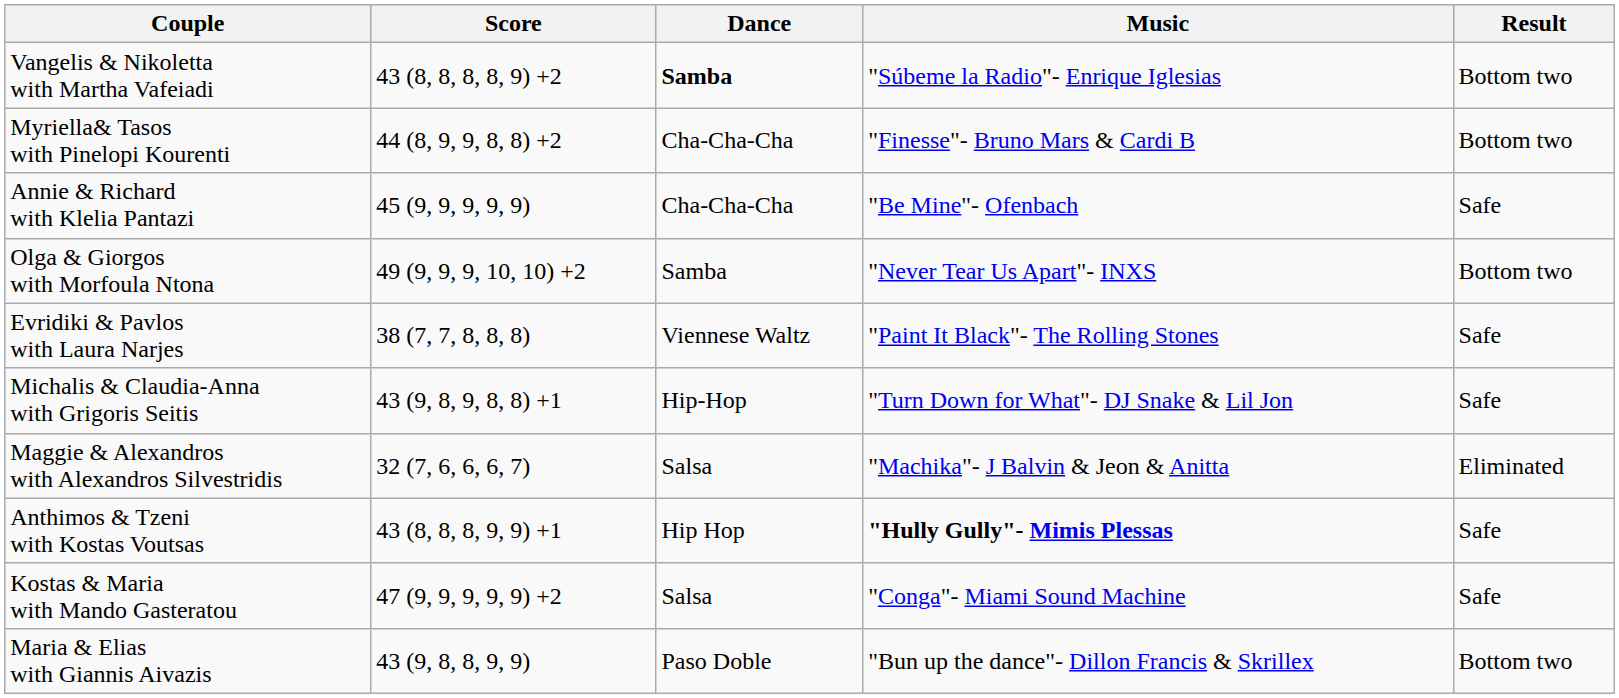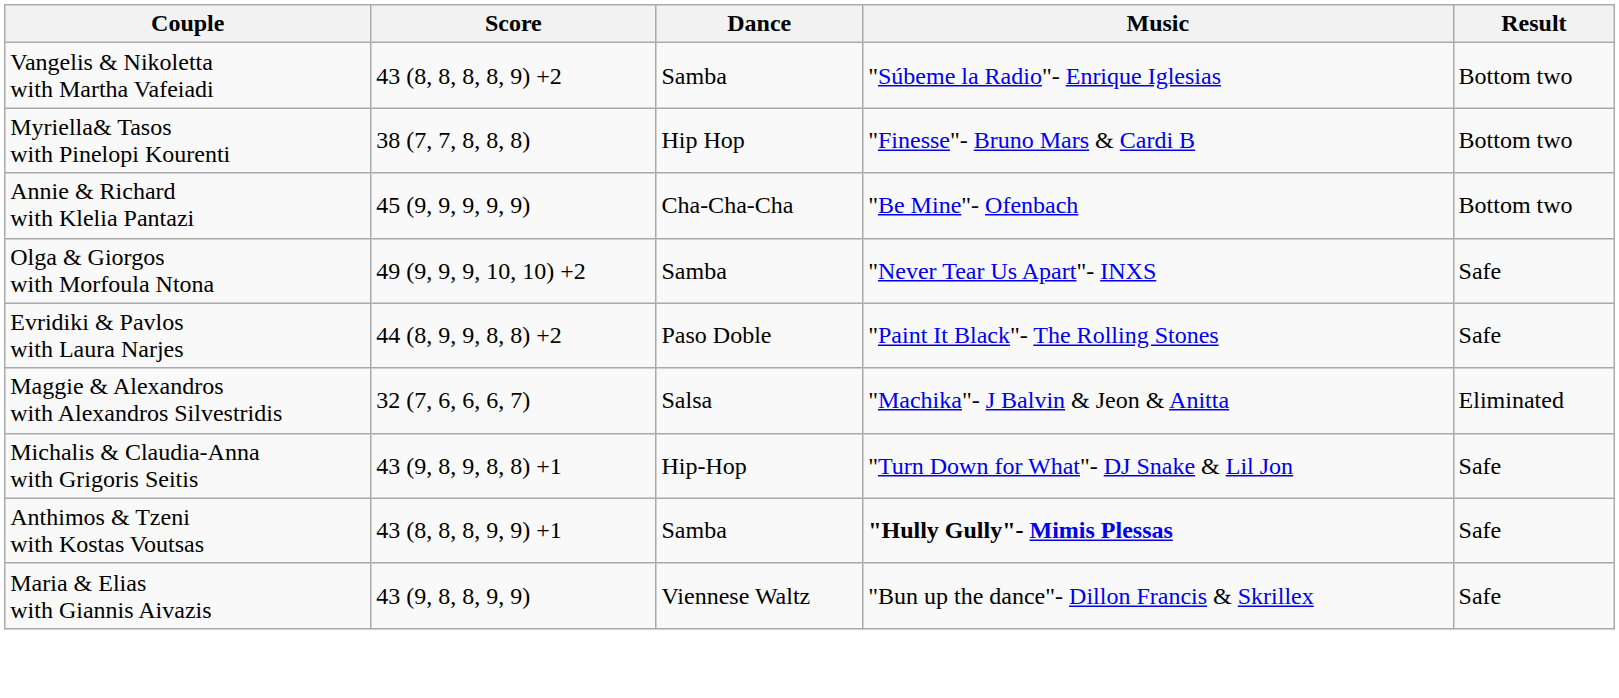(697, 75) bold -> (694, 75) normal
(469, 140) 44 (8, 9, 9, 8, 8) +2 -> (453, 140) 38 (7, 7, 8, 8, 8)
(727, 140) Cha-Cha-Cha -> (703, 140) Hip Hop
(1480, 205) Safe -> (1516, 205) Bottom two
(1516, 270) Bottom two -> (1480, 270) Safe
(453, 335) 38 (7, 7, 8, 8, 8) -> (469, 335) 44 (8, 9, 9, 8, 8) +2
(736, 335) Viennese Waltz -> (716, 335) Paso Doble
rows swapped: (146, 465) <-> (135, 400)
(703, 530) Hip Hop -> (694, 530) Samba
- row: (124, 595)
(716, 660) Paso Doble -> (736, 595) Viennese Waltz
(1516, 660) Bottom two -> (1480, 595) Safe
